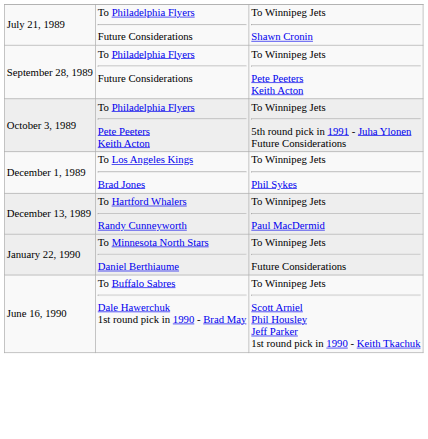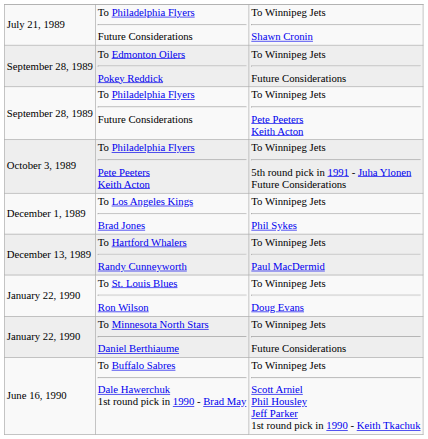+ row: (172, 66)
+ row: (172, 295)
